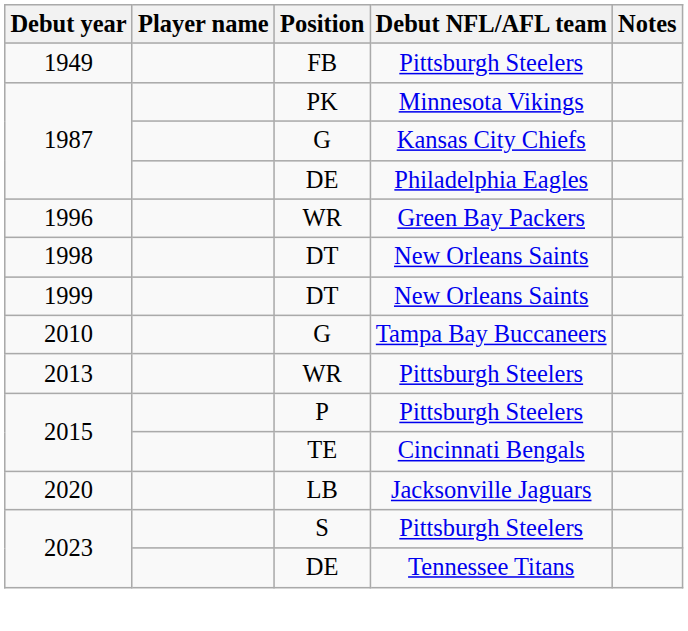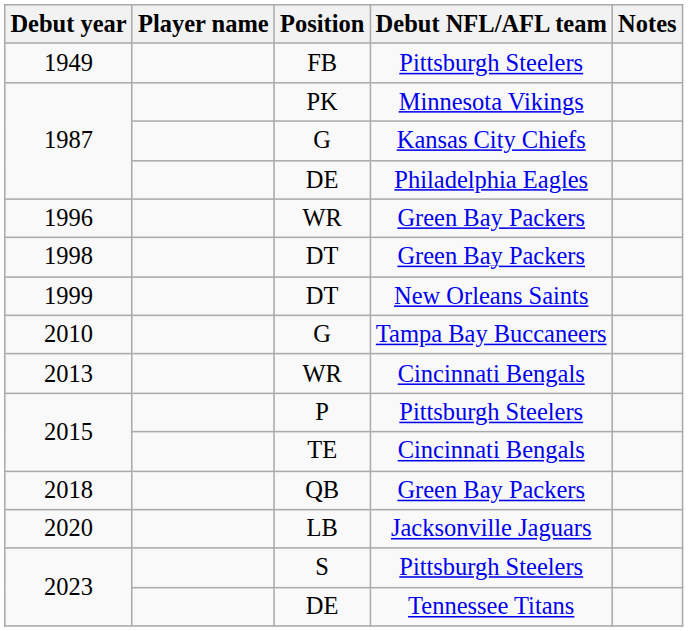(491, 256) New Orleans Saints -> (491, 256) Green Bay Packers
(491, 373) Pittsburgh Steelers -> (491, 373) Cincinnati Bengals
+ row: (69, 489)
